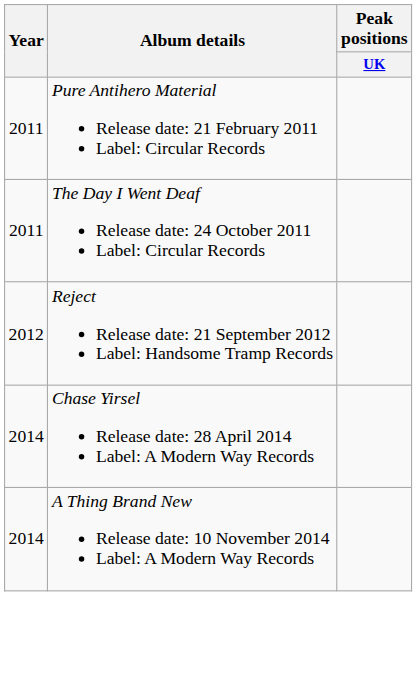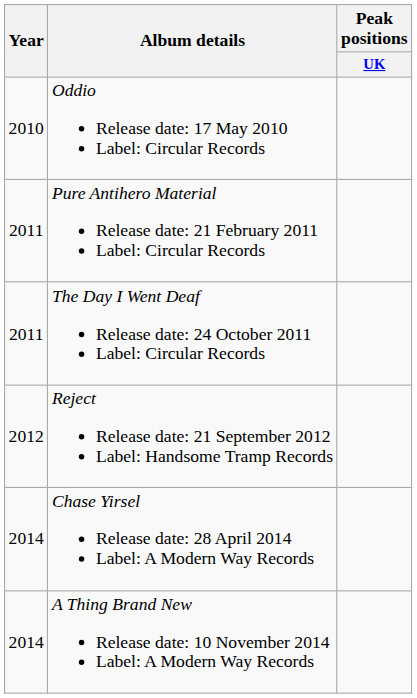+ row: (192, 119)
